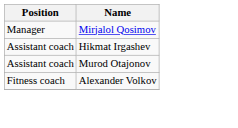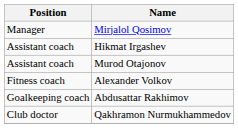+ row: (141, 98)
+ row: (163, 115)
